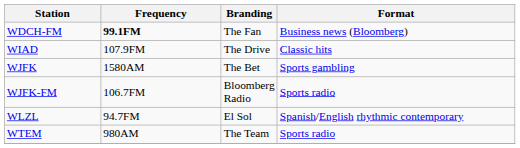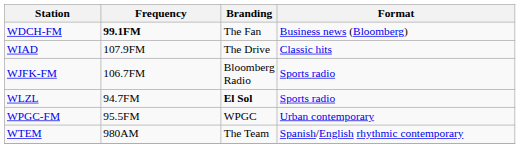- row: (22, 67)
(238, 116) normal -> (238, 98) bold
(372, 116) Spanish/English rhythmic contemporary -> (307, 98) Sports radio
+ row: (33, 116)
(307, 134) Sports radio -> (372, 134) Spanish/English rhythmic contemporary
